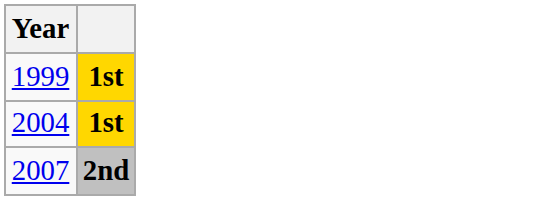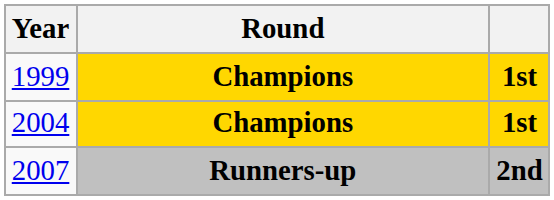+ column: (283, 28)
